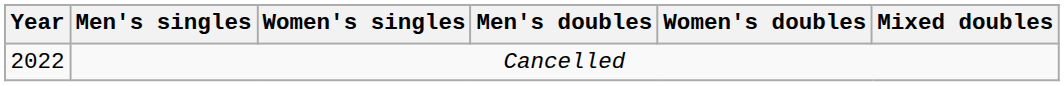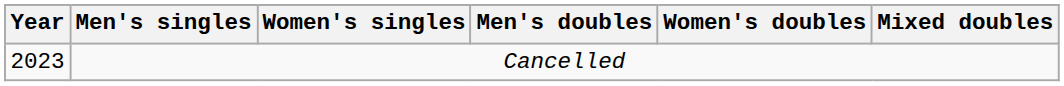(38, 62) 2022 -> (38, 62) 2023
